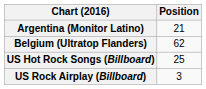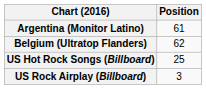(179, 28) 21 -> (179, 28) 61
